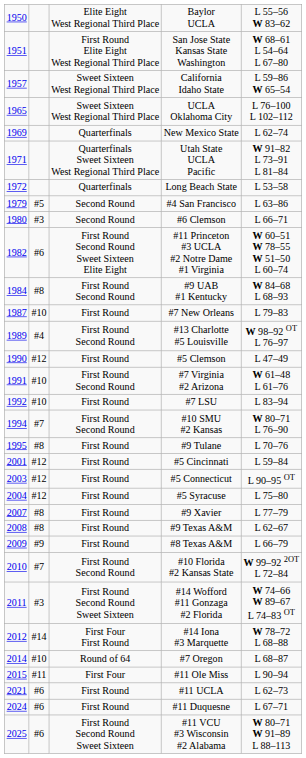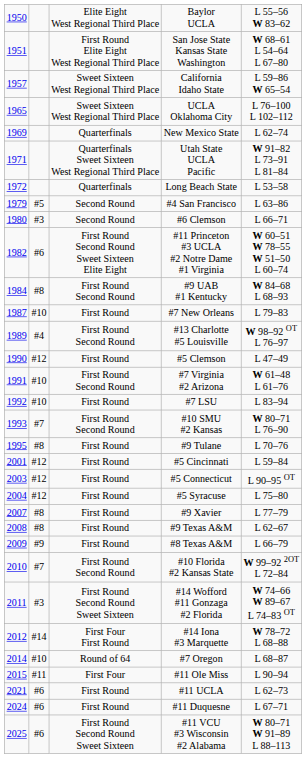(17, 424) 1994 -> (17, 424) 1993
